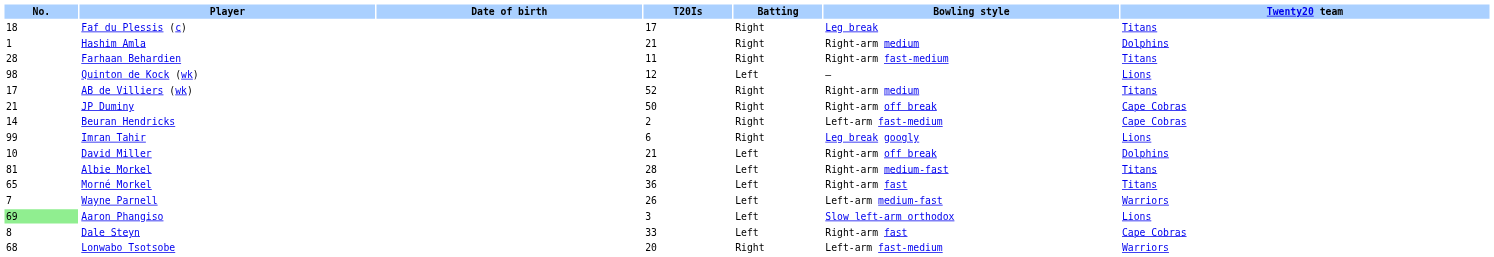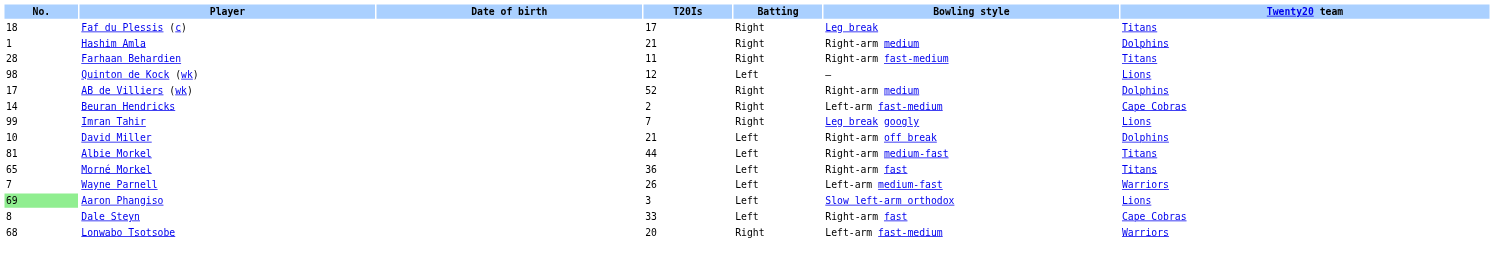(1140, 90) Titans -> (1145, 90) Dolphins
- row: (108, 106)
(648, 138) 6 -> (648, 122) 7
(651, 169) 28 -> (651, 153) 44
